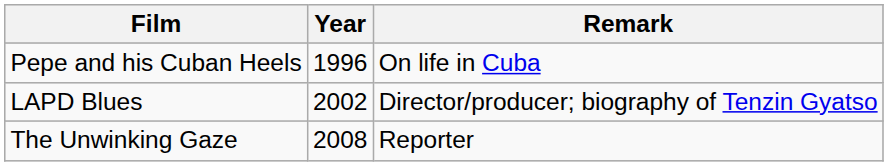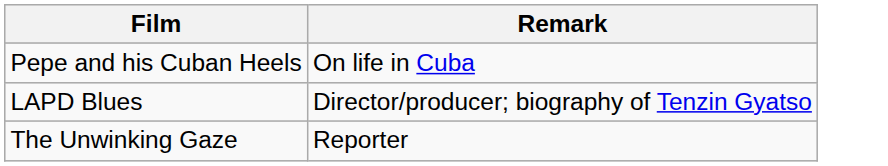- column: (340, 23)
